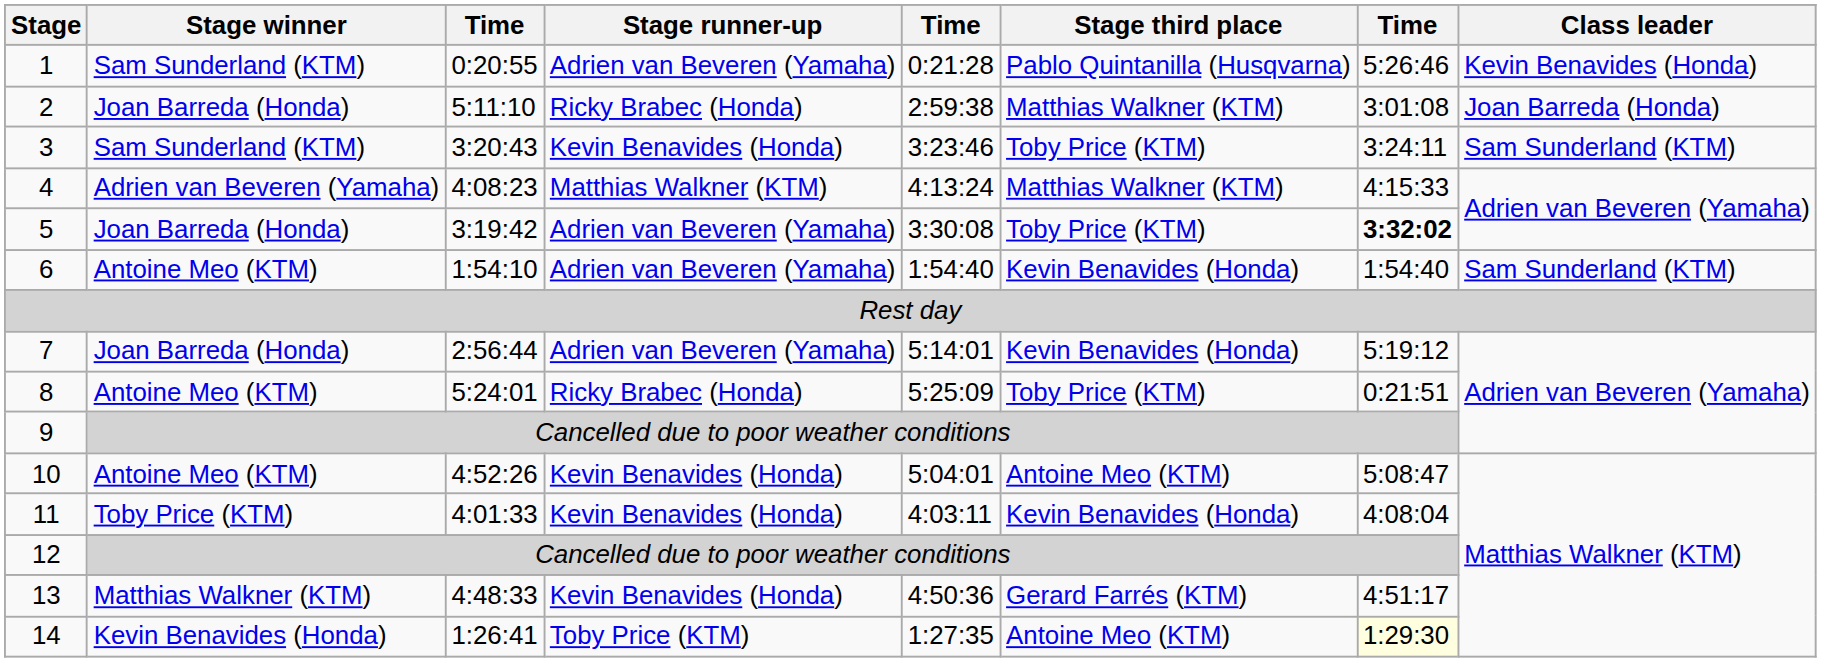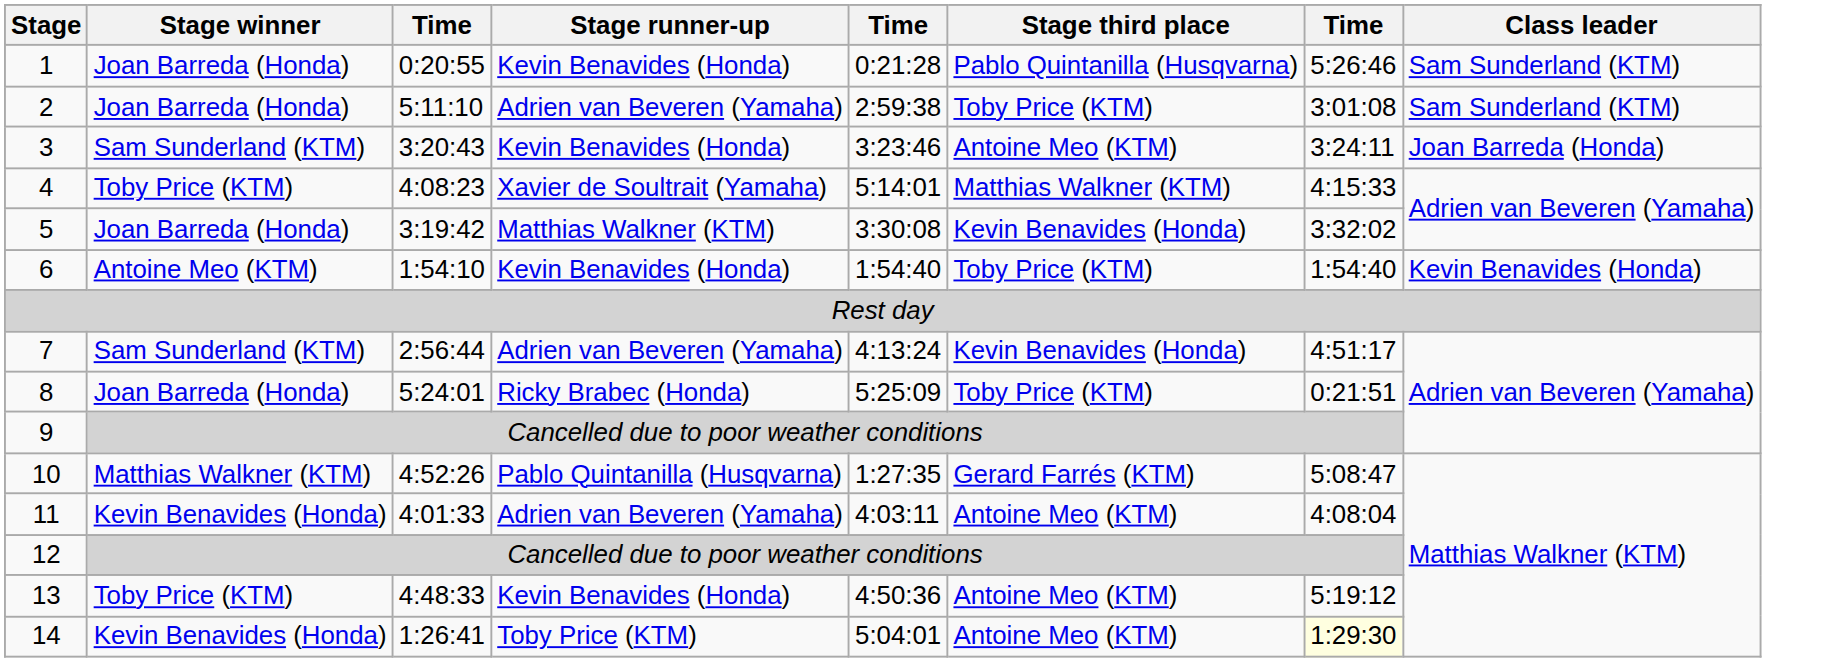(229, 66) Sam Sunderland (KTM) -> (221, 66) Joan Barreda (Honda)
(723, 66) Adrien van Beveren (Yamaha) -> (644, 66) Kevin Benavides (Honda)
(1611, 66) Kevin Benavides (Honda) -> (1544, 66) Sam Sunderland (KTM)
(676, 106) Ricky Brabec (Honda) -> (670, 106) Adrien van Beveren (Yamaha)
(1145, 106) Matthias Walkner (KTM) -> (1053, 106) Toby Price (KTM)
(1592, 106) Joan Barreda (Honda) -> (1544, 106) Sam Sunderland (KTM)
(1106, 147) Toby Price (KTM) -> (1065, 147) Antoine Meo (KTM)
(1600, 147) Sam Sunderland (KTM) -> (1536, 147) Joan Barreda (Honda)
(266, 188) Adrien van Beveren (Yamaha) -> (193, 188) Toby Price (KTM)
(689, 188) Matthias Walkner (KTM) -> (662, 188) Xavier de Soultrait (Yamaha)
(951, 188) 4:13:24 -> (898, 188) 5:14:01
(723, 229) Adrien van Beveren (Yamaha) -> (636, 229) Matthias Walkner (KTM)
(1106, 229) Toby Price (KTM) -> (1100, 229) Kevin Benavides (Honda)
(1407, 229) bold -> (1353, 229) normal
(723, 269) Adrien van Beveren (Yamaha) -> (644, 269) Kevin Benavides (Honda)
(1153, 269) Kevin Benavides (Honda) -> (1053, 269) Toby Price (KTM)
(1600, 269) Sam Sunderland (KTM) -> (1555, 269) Kevin Benavides (Honda)
(221, 351) Joan Barreda (Honda) -> (229, 351) Sam Sunderland (KTM)
(951, 351) 5:14:01 -> (898, 351) 4:13:24
(1406, 351) 5:19:12 -> (1353, 351) 4:51:17
(206, 391) Antoine Meo (KTM) -> (221, 391) Joan Barreda (Honda)
(206, 473) Antoine Meo (KTM) -> (232, 473) Matthias Walkner (KTM)
(696, 473) Kevin Benavides (Honda) -> (670, 473) Pablo Quintanilla (Husqvarna)
(951, 473) 5:04:01 -> (898, 473) 1:27:35
(1118, 473) Antoine Meo (KTM) -> (1074, 473) Gerard Farrés (KTM)
(193, 514) Toby Price (KTM) -> (240, 514) Kevin Benavides (Honda)
(696, 514) Kevin Benavides (Honda) -> (670, 514) Adrien van Beveren (Yamaha)
(1153, 514) Kevin Benavides (Honda) -> (1065, 514) Antoine Meo (KTM)
(232, 595) Matthias Walkner (KTM) -> (193, 595) Toby Price (KTM)
(1127, 595) Gerard Farrés (KTM) -> (1065, 595) Antoine Meo (KTM)
(1406, 595) 4:51:17 -> (1353, 595) 5:19:12
(951, 636) 1:27:35 -> (898, 636) 5:04:01
